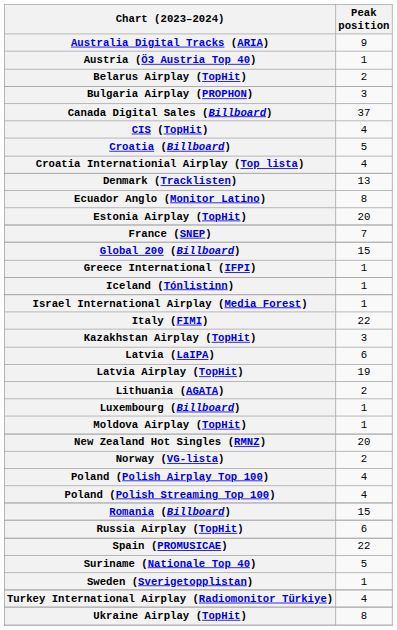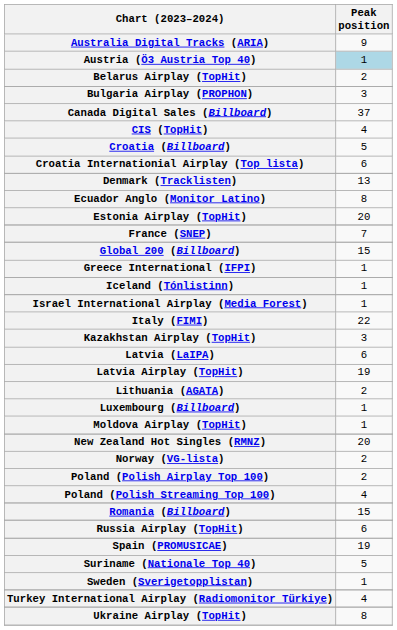(364, 60) no background -> (364, 60) lightblue background
(364, 164) 4 -> (364, 164) 6
(364, 477) 4 -> (364, 477) 2
(364, 547) 22 -> (364, 547) 19
